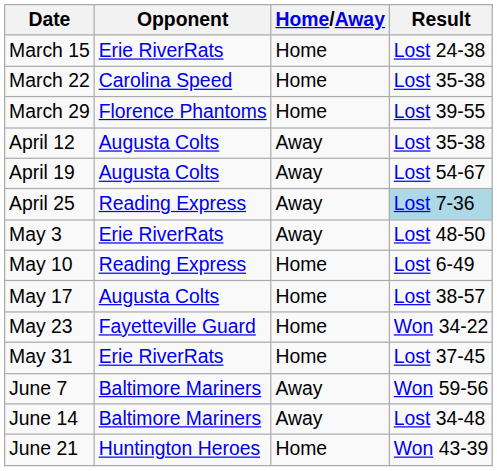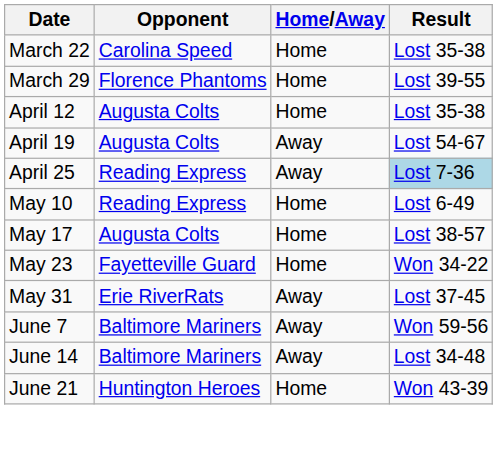- row: (49, 50)
(299, 142) Away -> (301, 111) Home
- row: (35, 234)
(301, 357) Home -> (299, 296) Away
